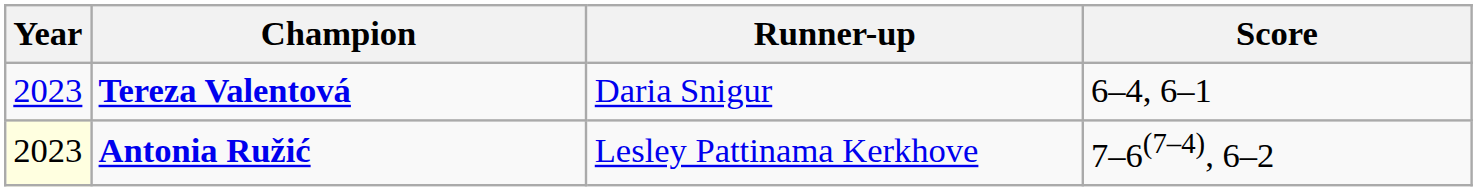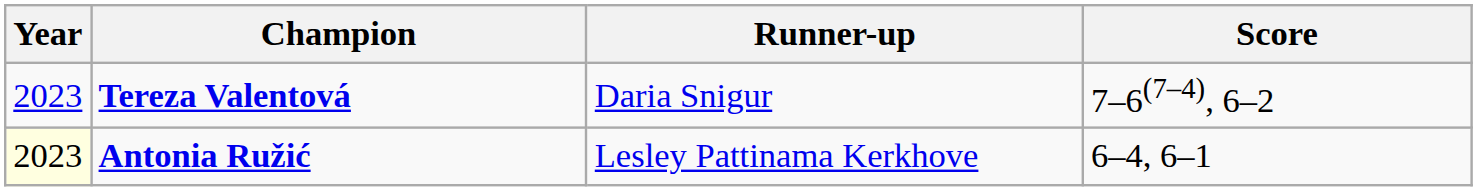(1151, 90) 6–4, 6–1 -> (1183, 94) 7–6(7–4), 6–2
(1183, 151) 7–6(7–4), 6–2 -> (1151, 156) 6–4, 6–1
